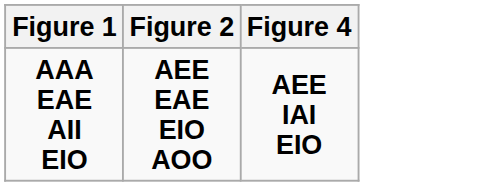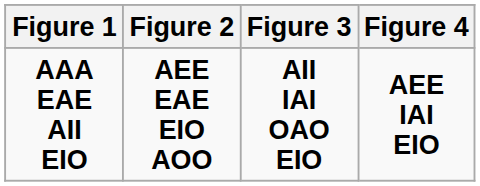+ column: (299, 26)
